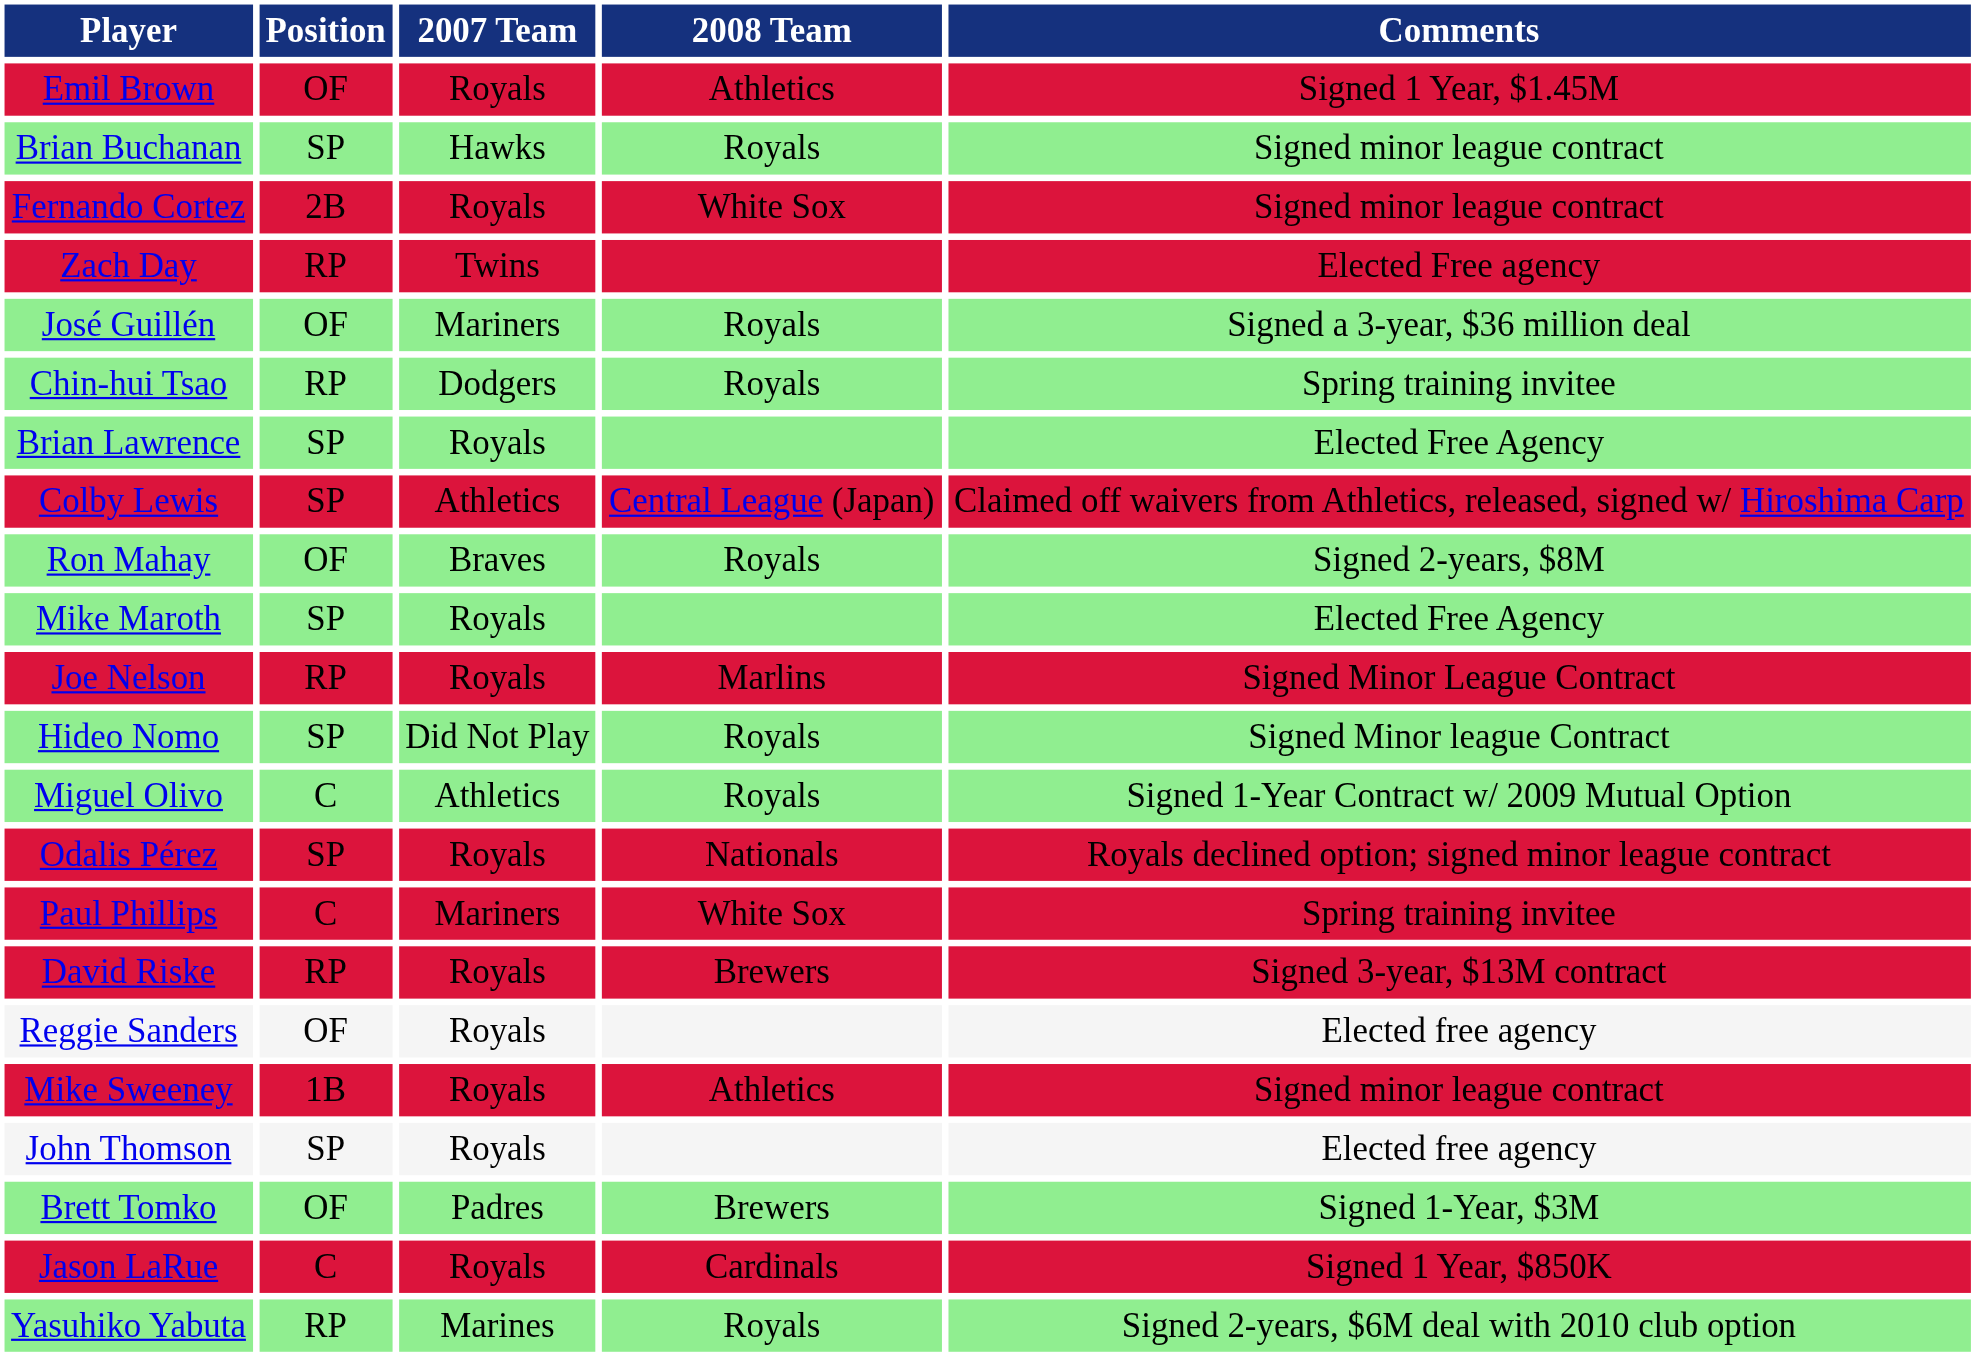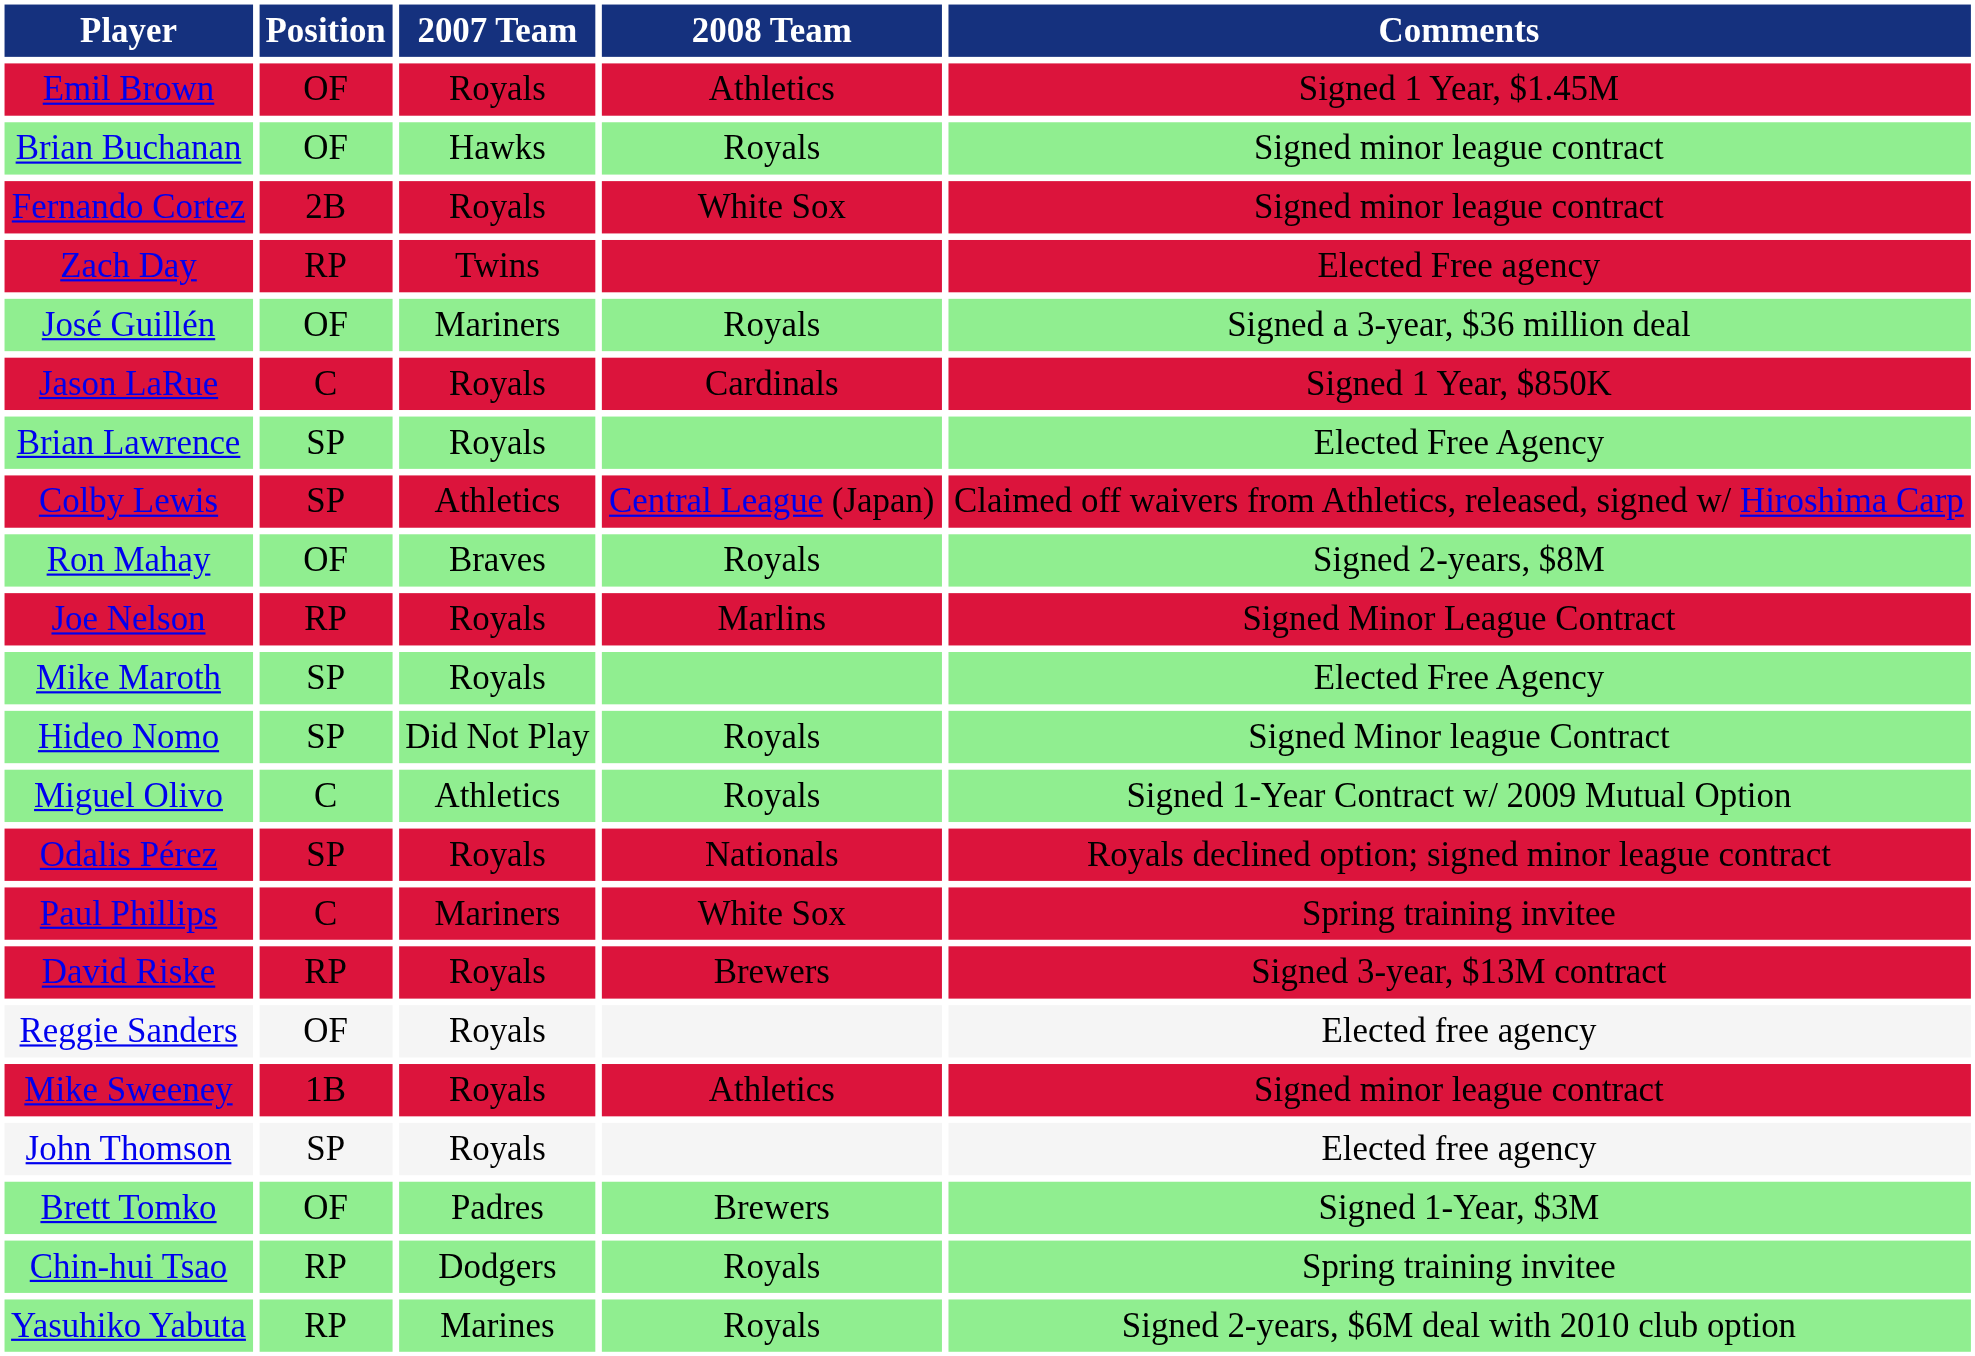(326, 147) SP -> (326, 147) OF
rows swapped: (129, 1266) <-> (128, 383)
rows swapped: (128, 618) <-> (128, 677)
